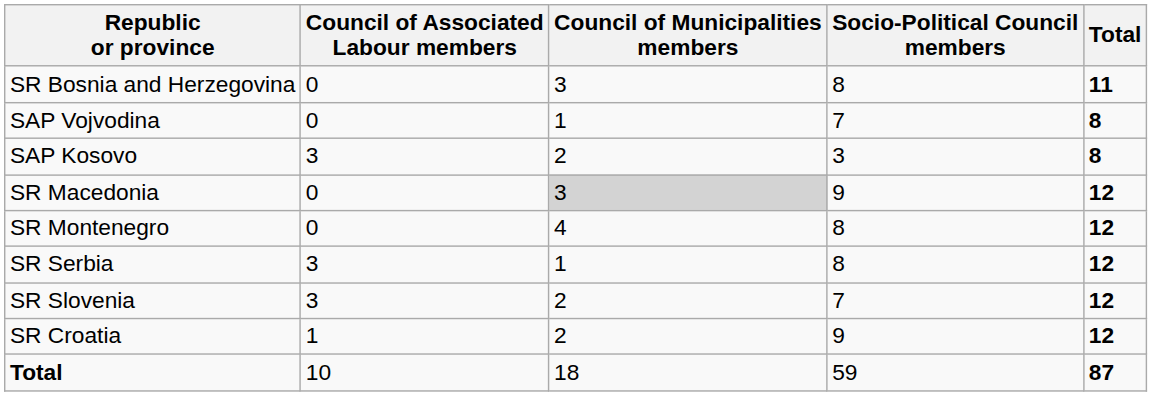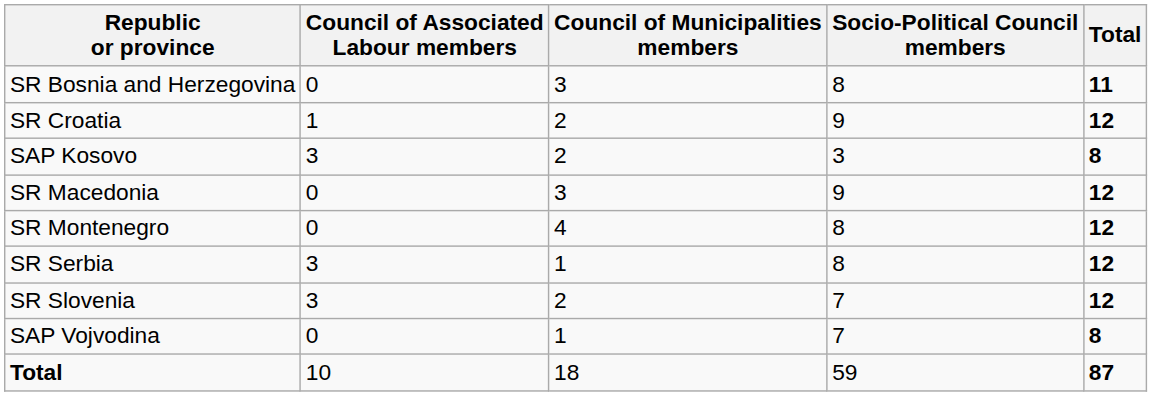rows swapped: (66, 336) <-> (85, 120)
(560, 192) lightgrey background -> (560, 192) no background
